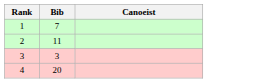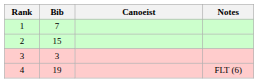+ column: (228, 12)
(57, 41) 11 -> (57, 41) 15
(57, 71) 20 -> (57, 71) 19
